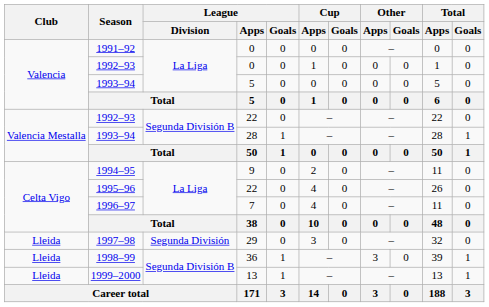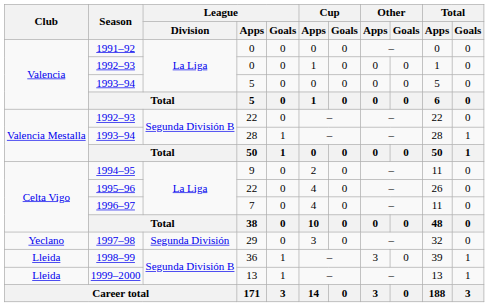(46, 240) Lleida -> (46, 240) Yeclano
